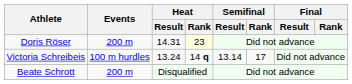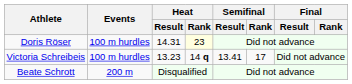(120, 42) 200 m -> (120, 42) 100 m hurdles
(169, 57) 13.24 -> (169, 57) 13.23
(230, 57) 13.14 -> (230, 57) 13.41
